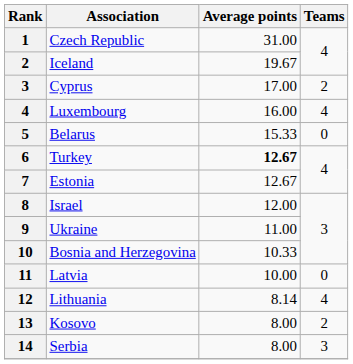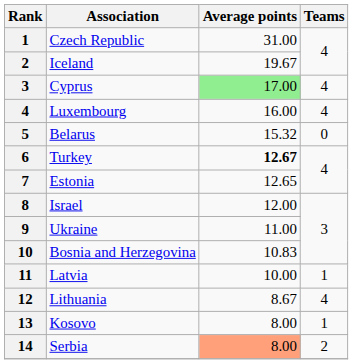(280, 87) no background -> (280, 87) lightgreen background
(324, 87) 2 -> (324, 87) 4
(280, 134) 15.33 -> (280, 134) 15.32
(280, 181) 12.67 -> (280, 181) 12.65
(280, 252) 10.33 -> (280, 252) 10.83
(324, 275) 0 -> (324, 275) 1
(284, 299) 8.14 -> (284, 299) 8.67
(324, 323) 2 -> (324, 323) 1
(284, 346) no background -> (284, 346) lightsalmon background
(324, 346) 3 -> (324, 346) 2
